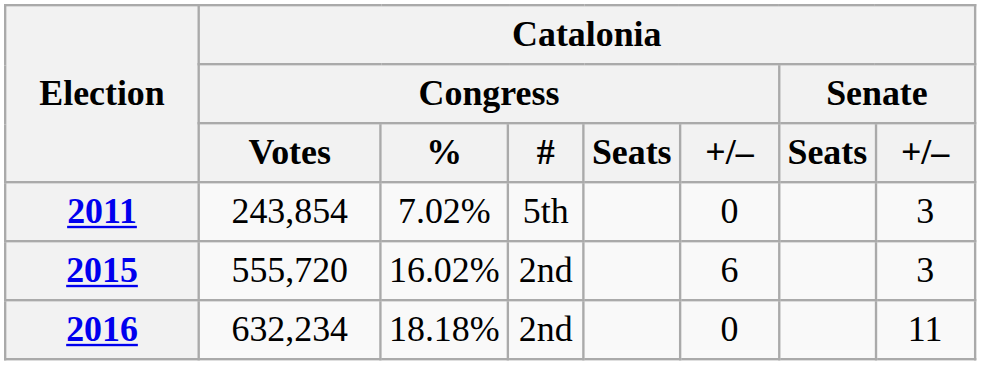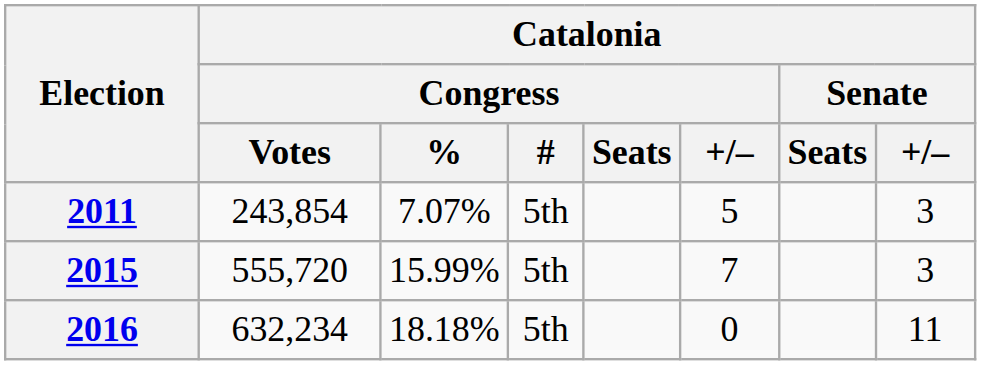(444, 211) 7.02% -> (444, 211) 7.07%
(730, 211) 0 -> (730, 211) 5
(444, 270) 16.02% -> (444, 270) 15.99%
(546, 270) 2nd -> (546, 270) 5th
(730, 270) 6 -> (730, 270) 7
(546, 329) 2nd -> (546, 329) 5th
